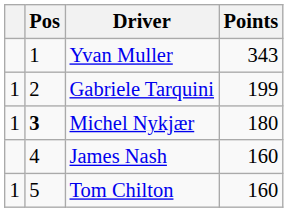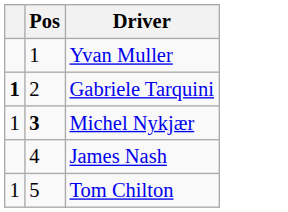- column: (251, 21)
(15, 89) normal -> (15, 89) bold
